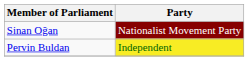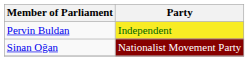rows swapped: (32, 30) <-> (38, 47)
